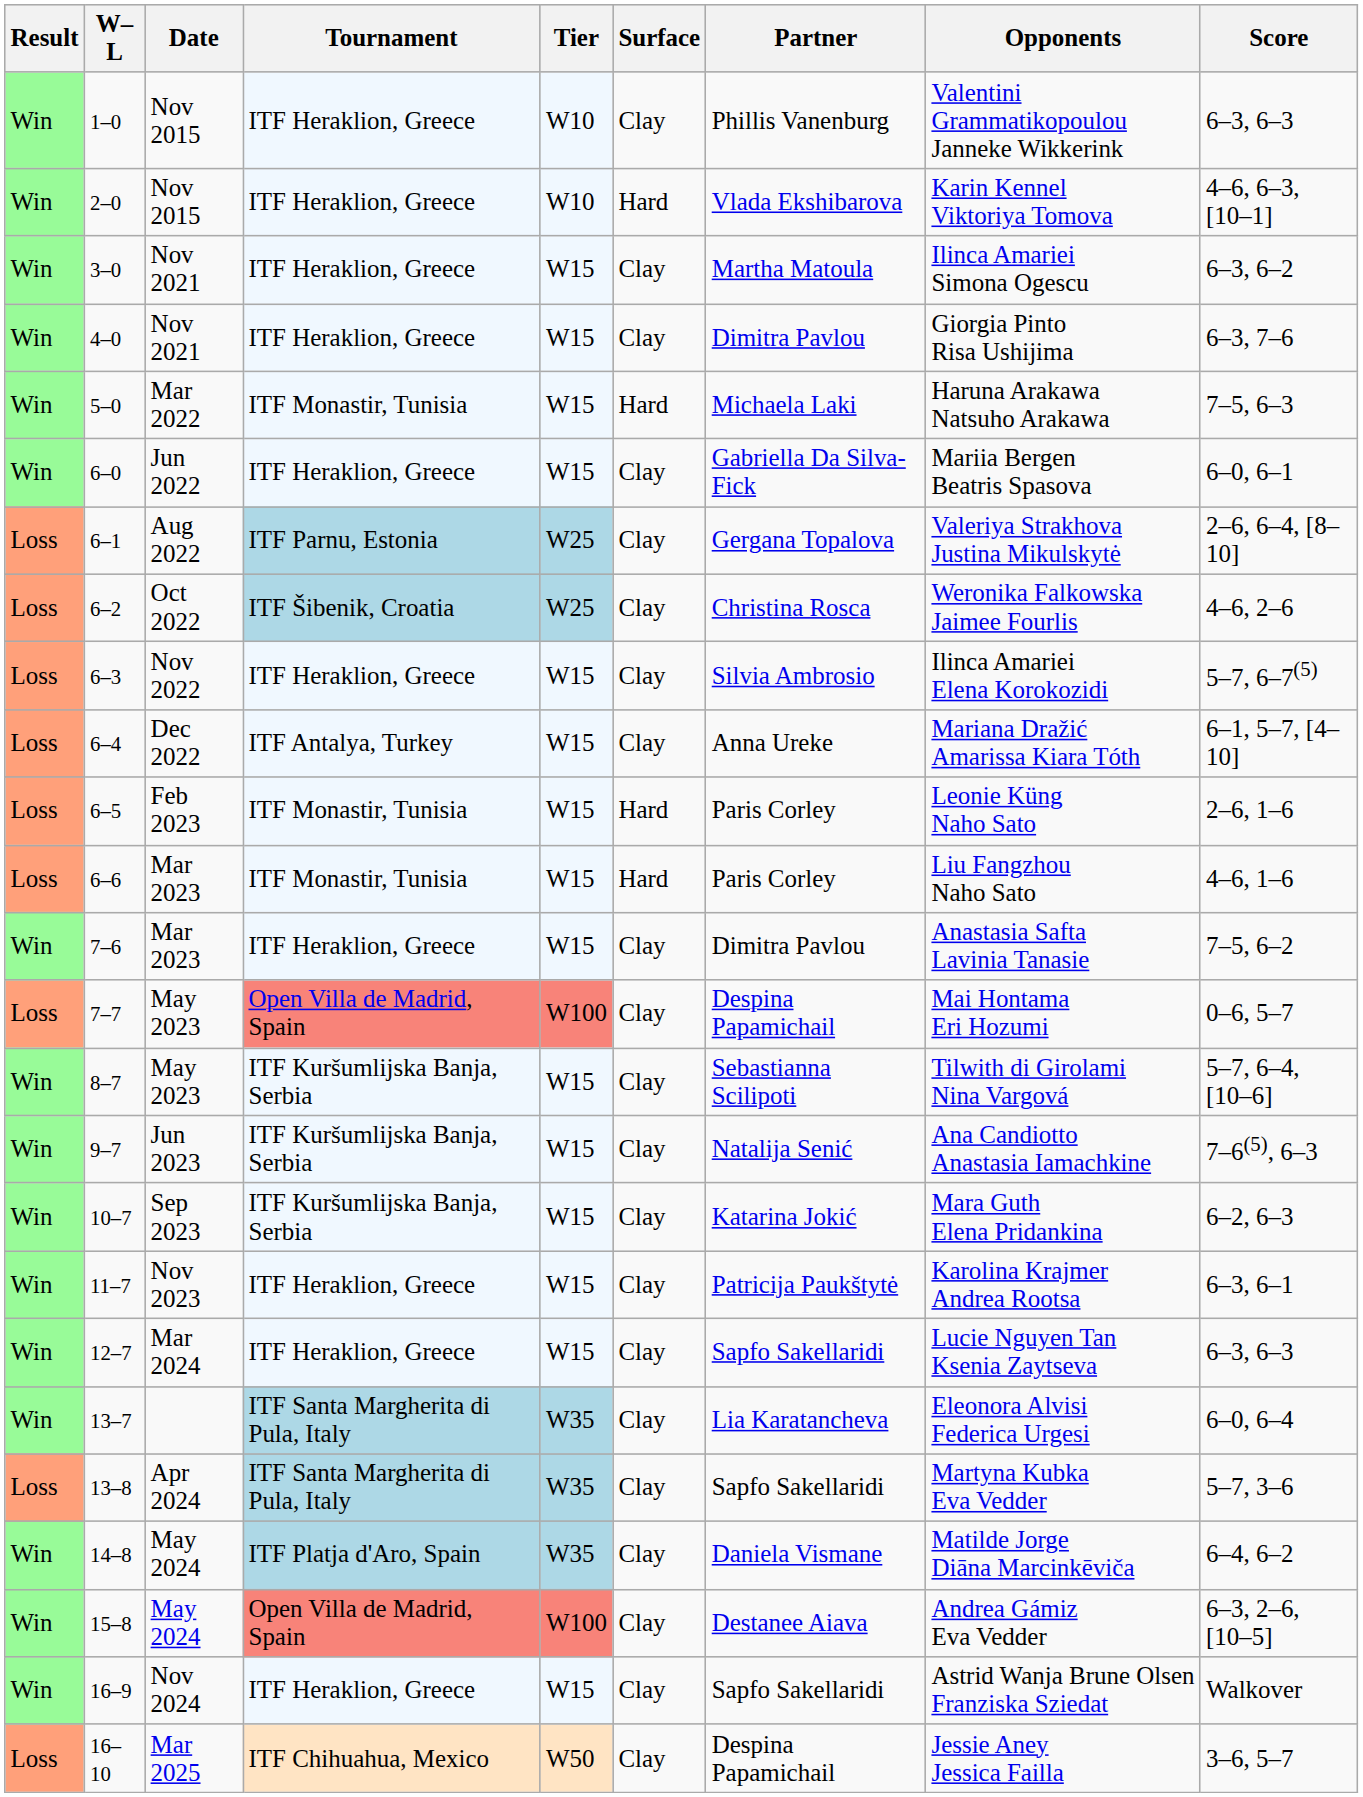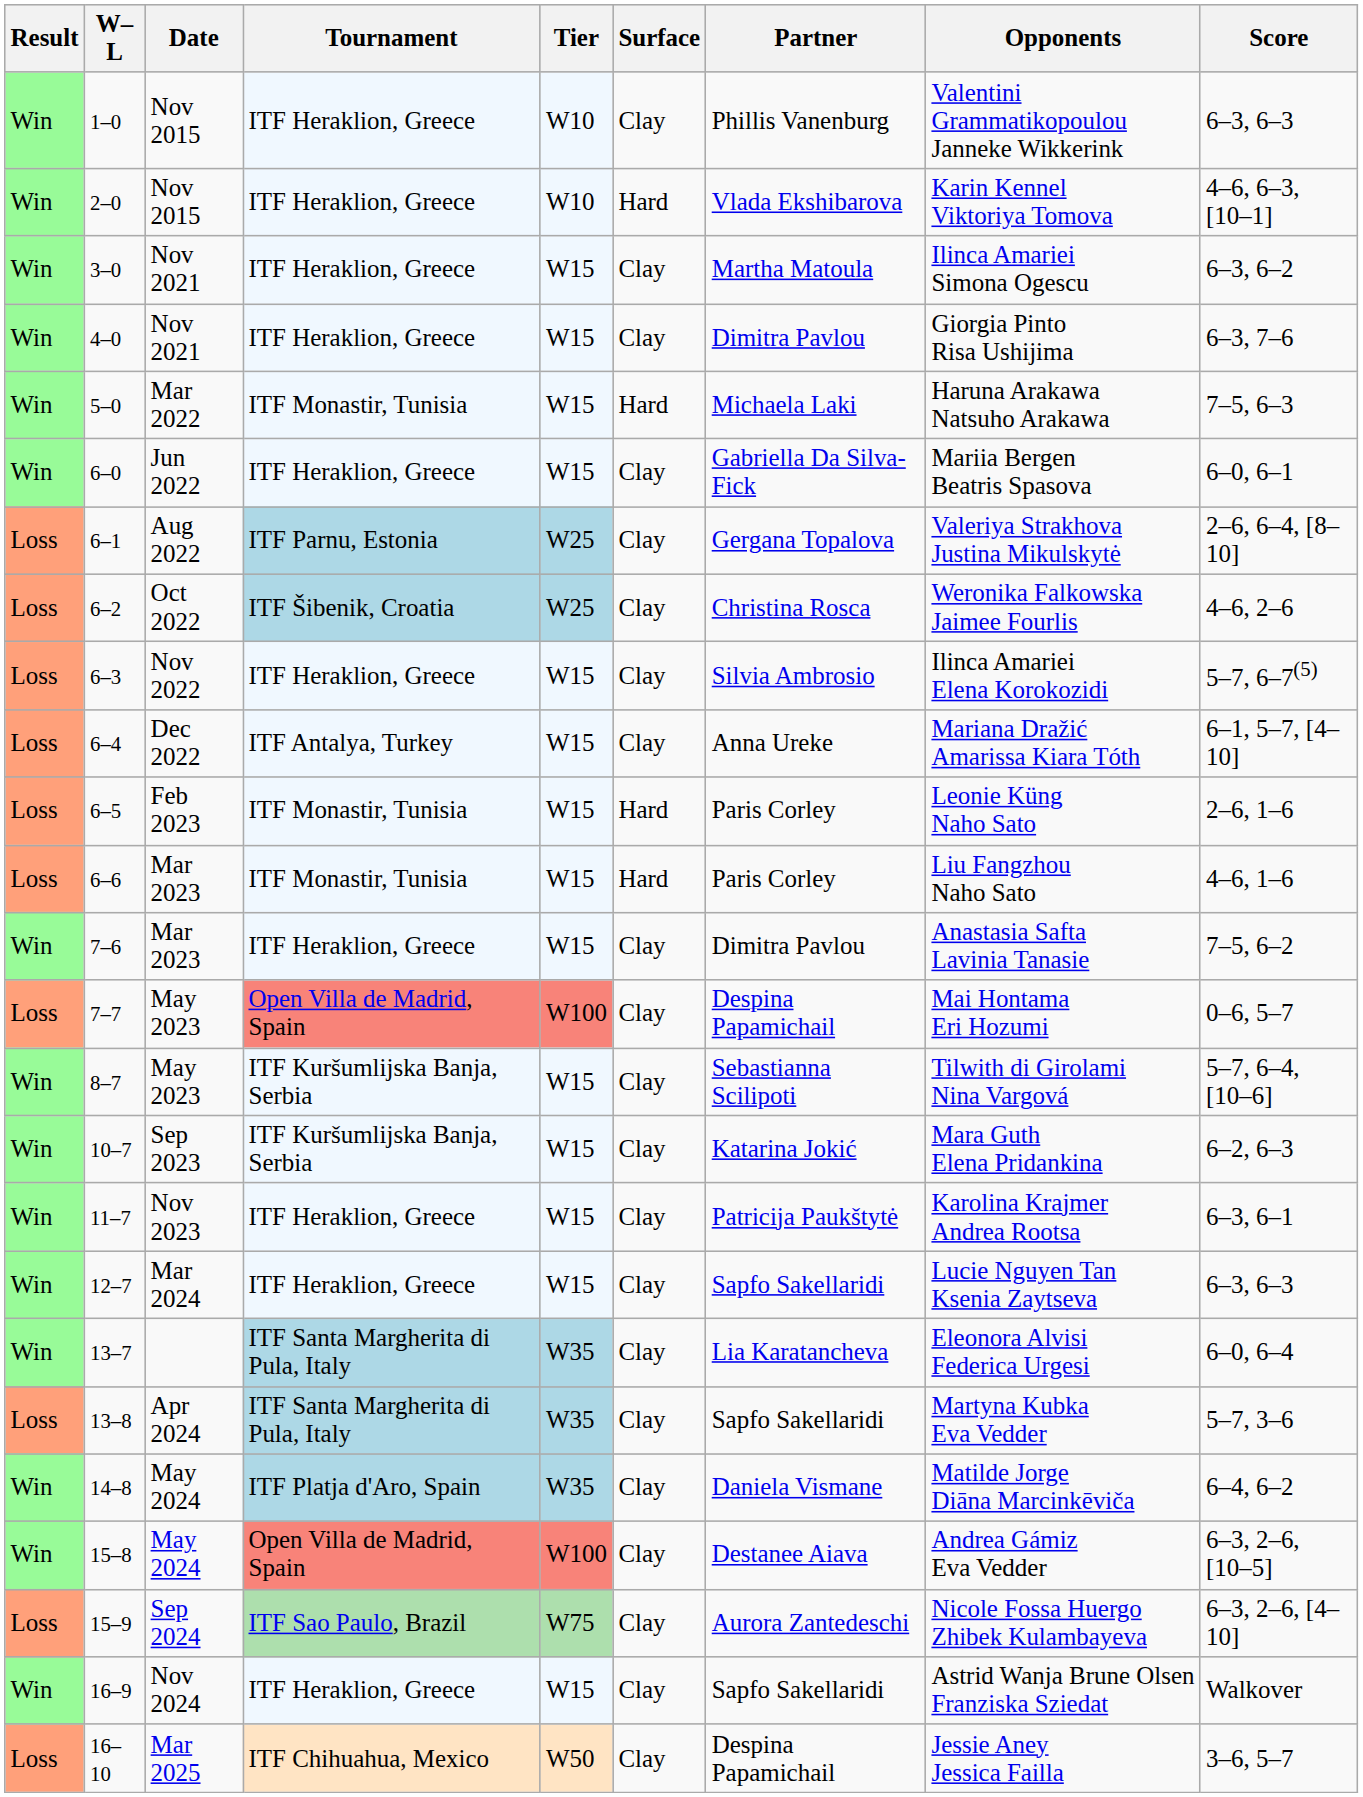- row: (106, 1150)
+ row: (111, 1624)
